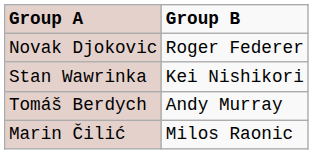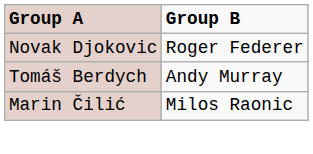- row: (78, 77)
